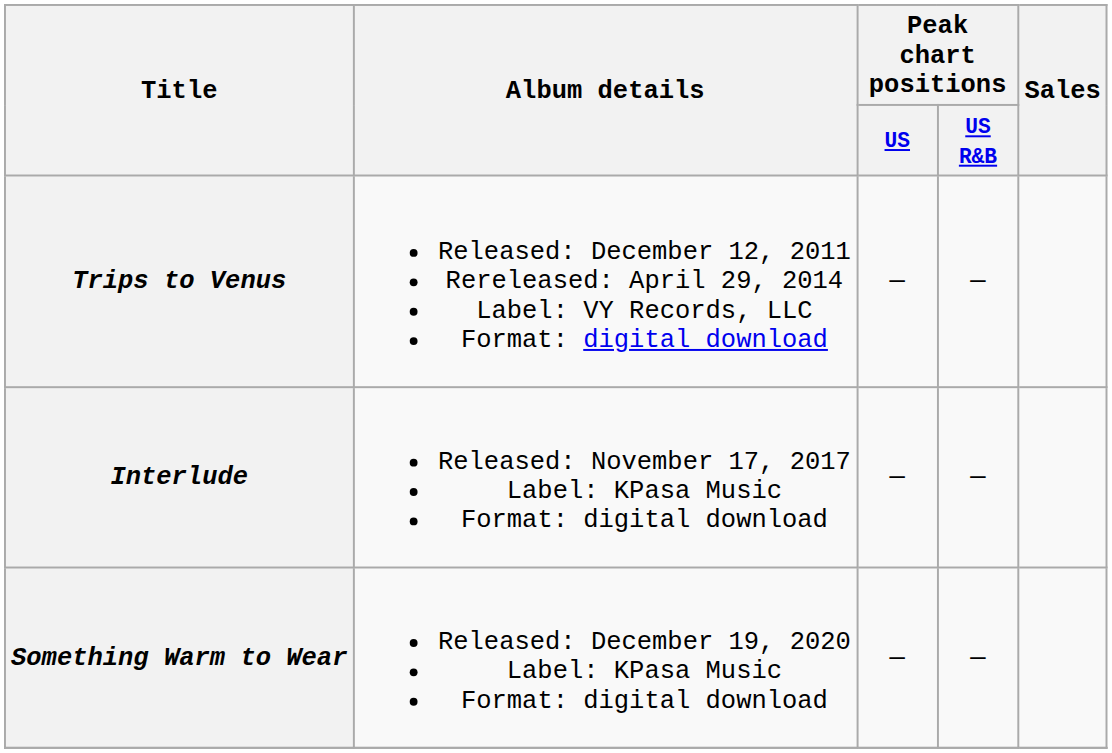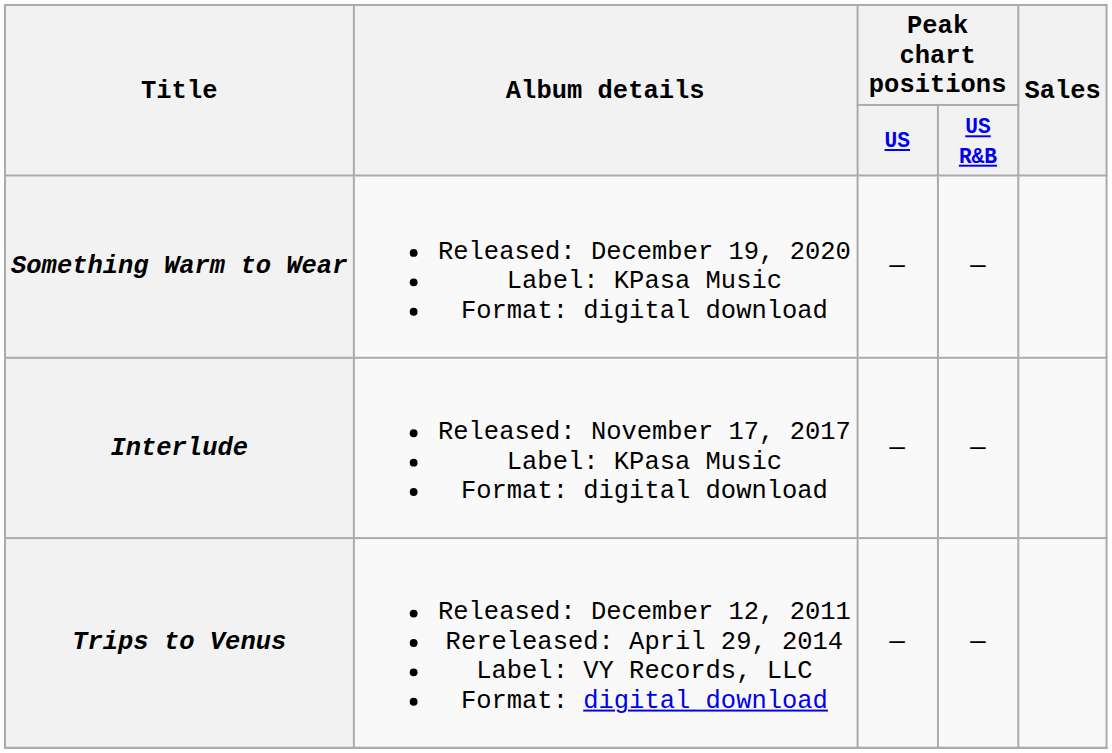rows swapped: (179, 281) <-> (179, 657)
